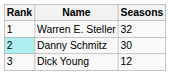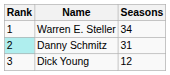(126, 29) 32 -> (126, 29) 34
(126, 45) 30 -> (126, 45) 31
